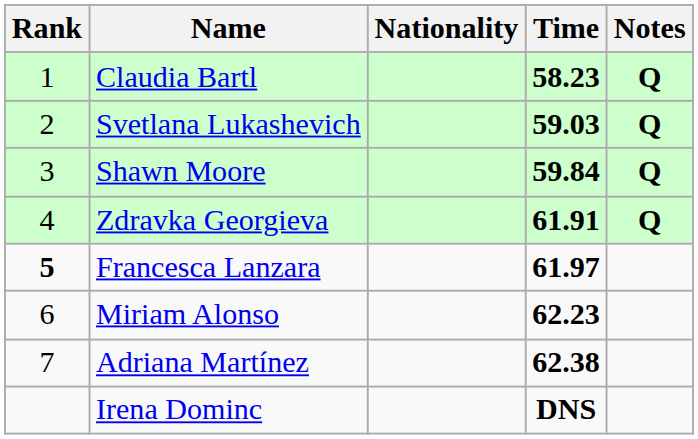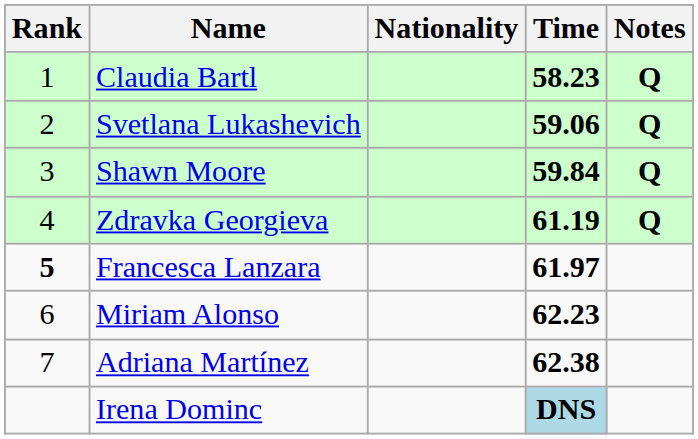(566, 123) 59.03 -> (566, 123) 59.06
(566, 219) 61.91 -> (566, 219) 61.19
(566, 409) no background -> (566, 409) lightblue background
